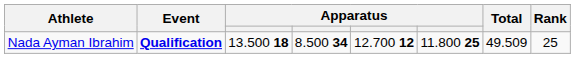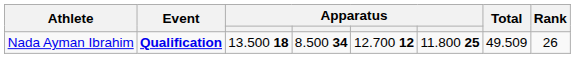(550, 43) 25 -> (550, 43) 26
